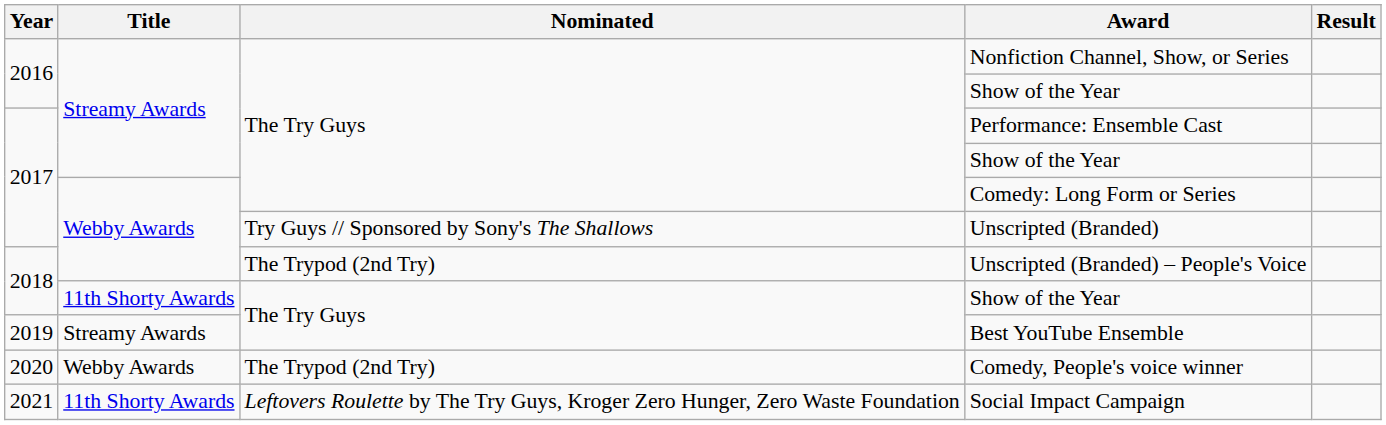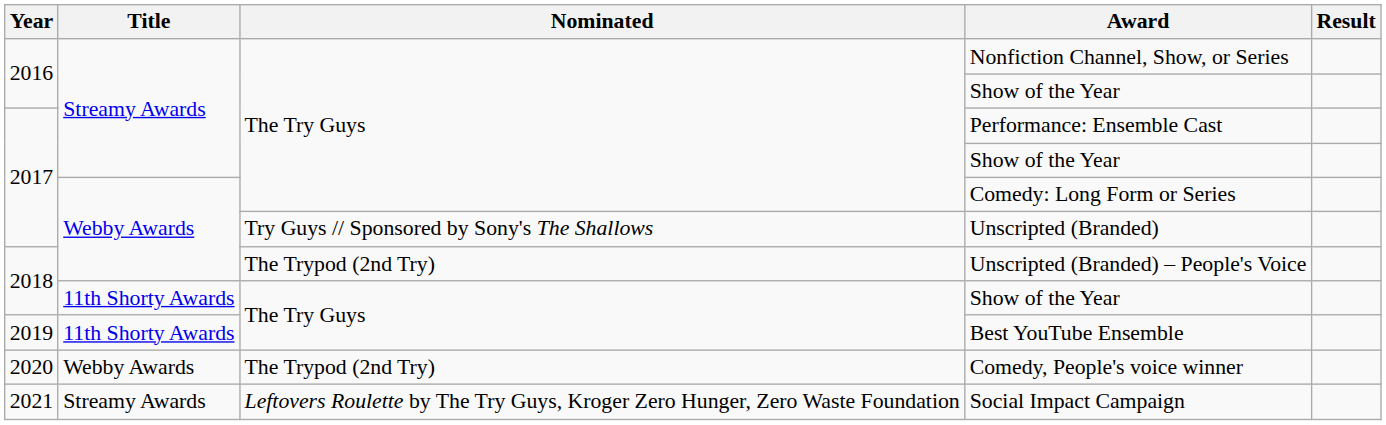(134, 332) Streamy Awards -> (149, 332) 11th Shorty Awards
(149, 401) 11th Shorty Awards -> (134, 401) Streamy Awards
